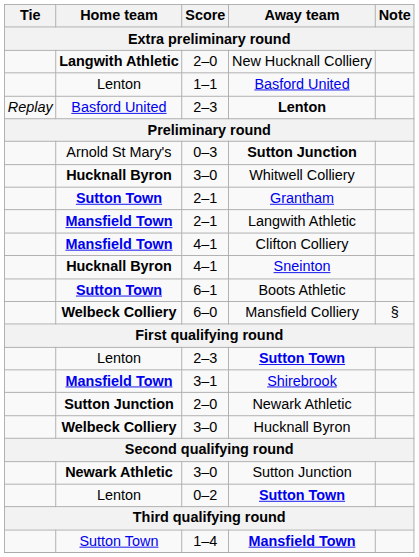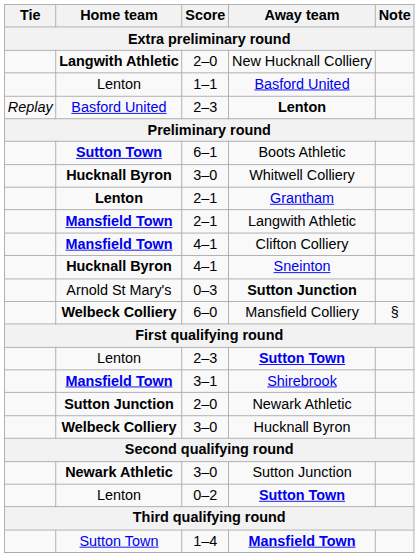rows swapped: (205, 152) <-> (205, 289)
(119, 198) Sutton Town -> (119, 198) Lenton
